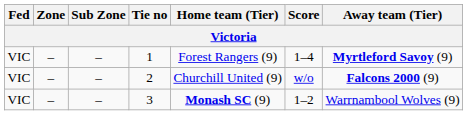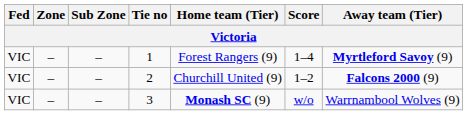(304, 78) w/o -> (304, 78) 1–2
(304, 99) 1–2 -> (304, 99) w/o
